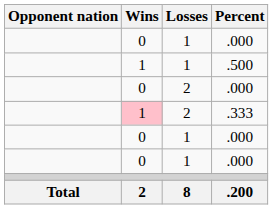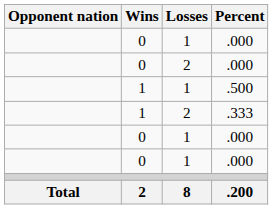rows swapped: (187, 64) <-> (187, 88)
(142, 112) pink background -> (142, 112) no background
